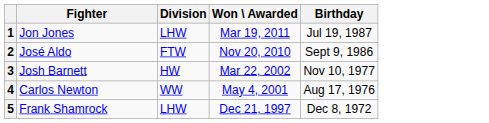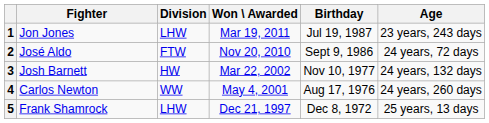+ column: (431, 14)
